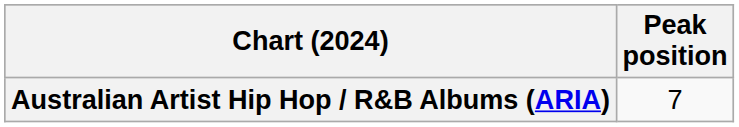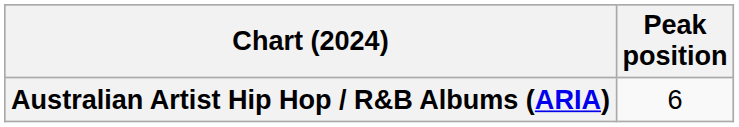(675, 99) 7 -> (675, 99) 6
